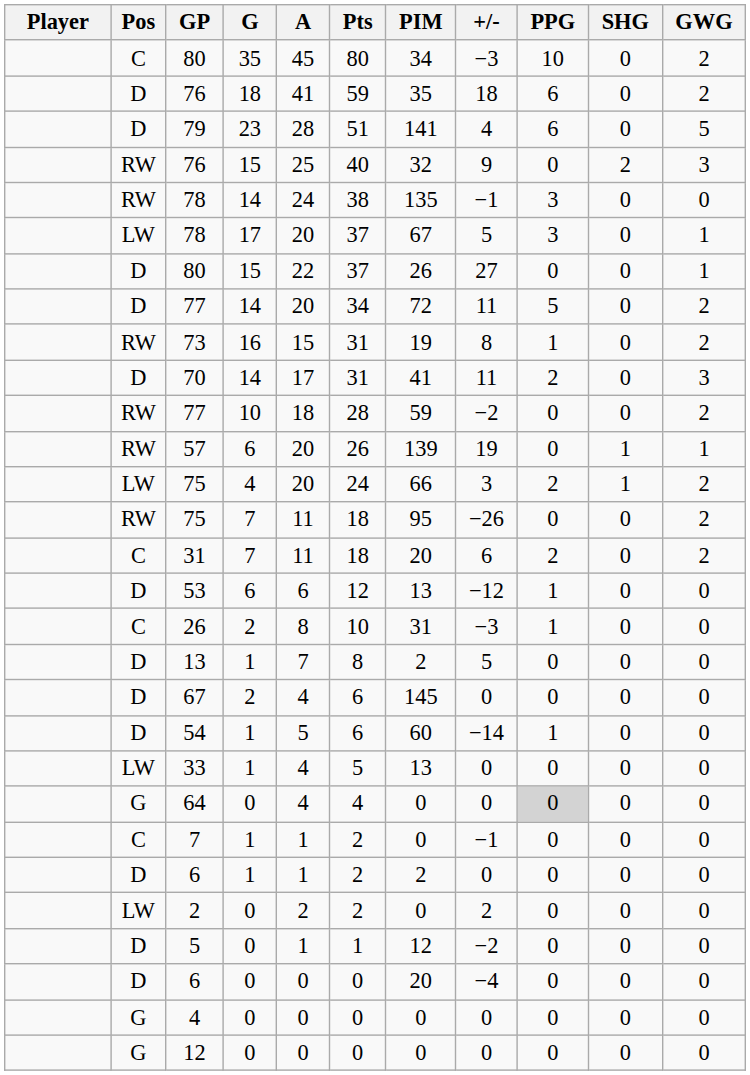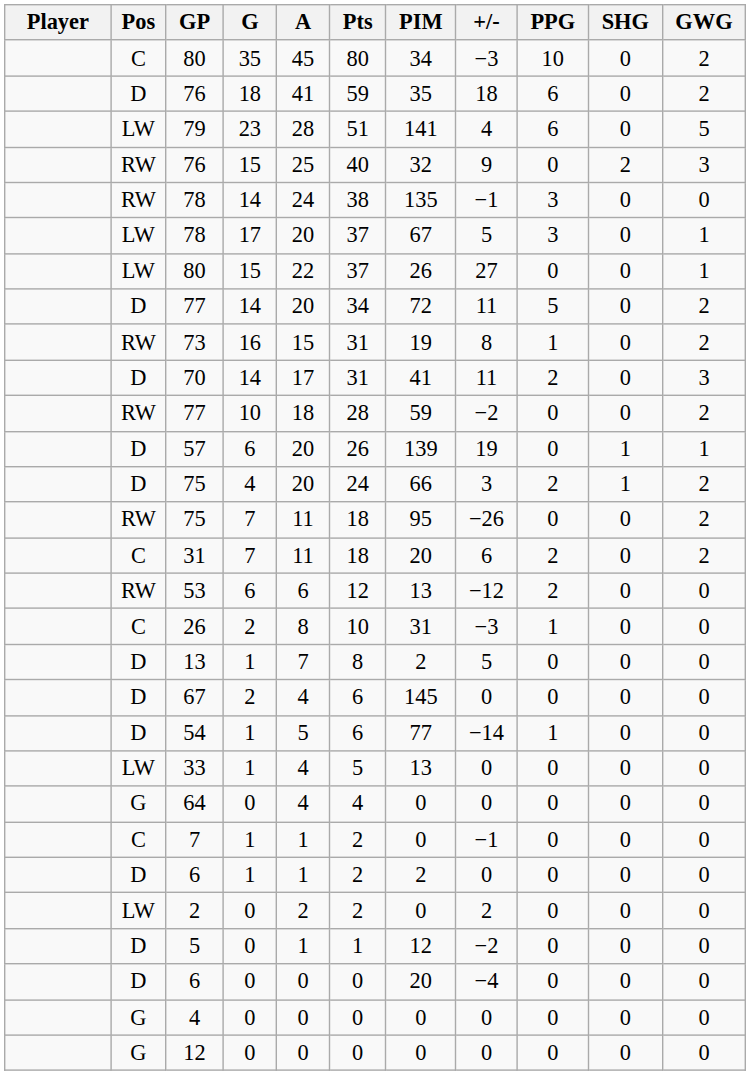(138, 128) D -> (138, 128) LW
(138, 270) D -> (138, 270) LW
(138, 448) RW -> (138, 448) D
(138, 484) LW -> (138, 484) D
(138, 590) D -> (138, 590) RW
(553, 590) 1 -> (553, 590) 2
(421, 732) 60 -> (421, 732) 77
(553, 803) lightgrey background -> (553, 803) no background
